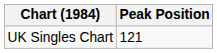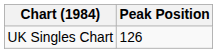(131, 37) 121 -> (131, 37) 126
